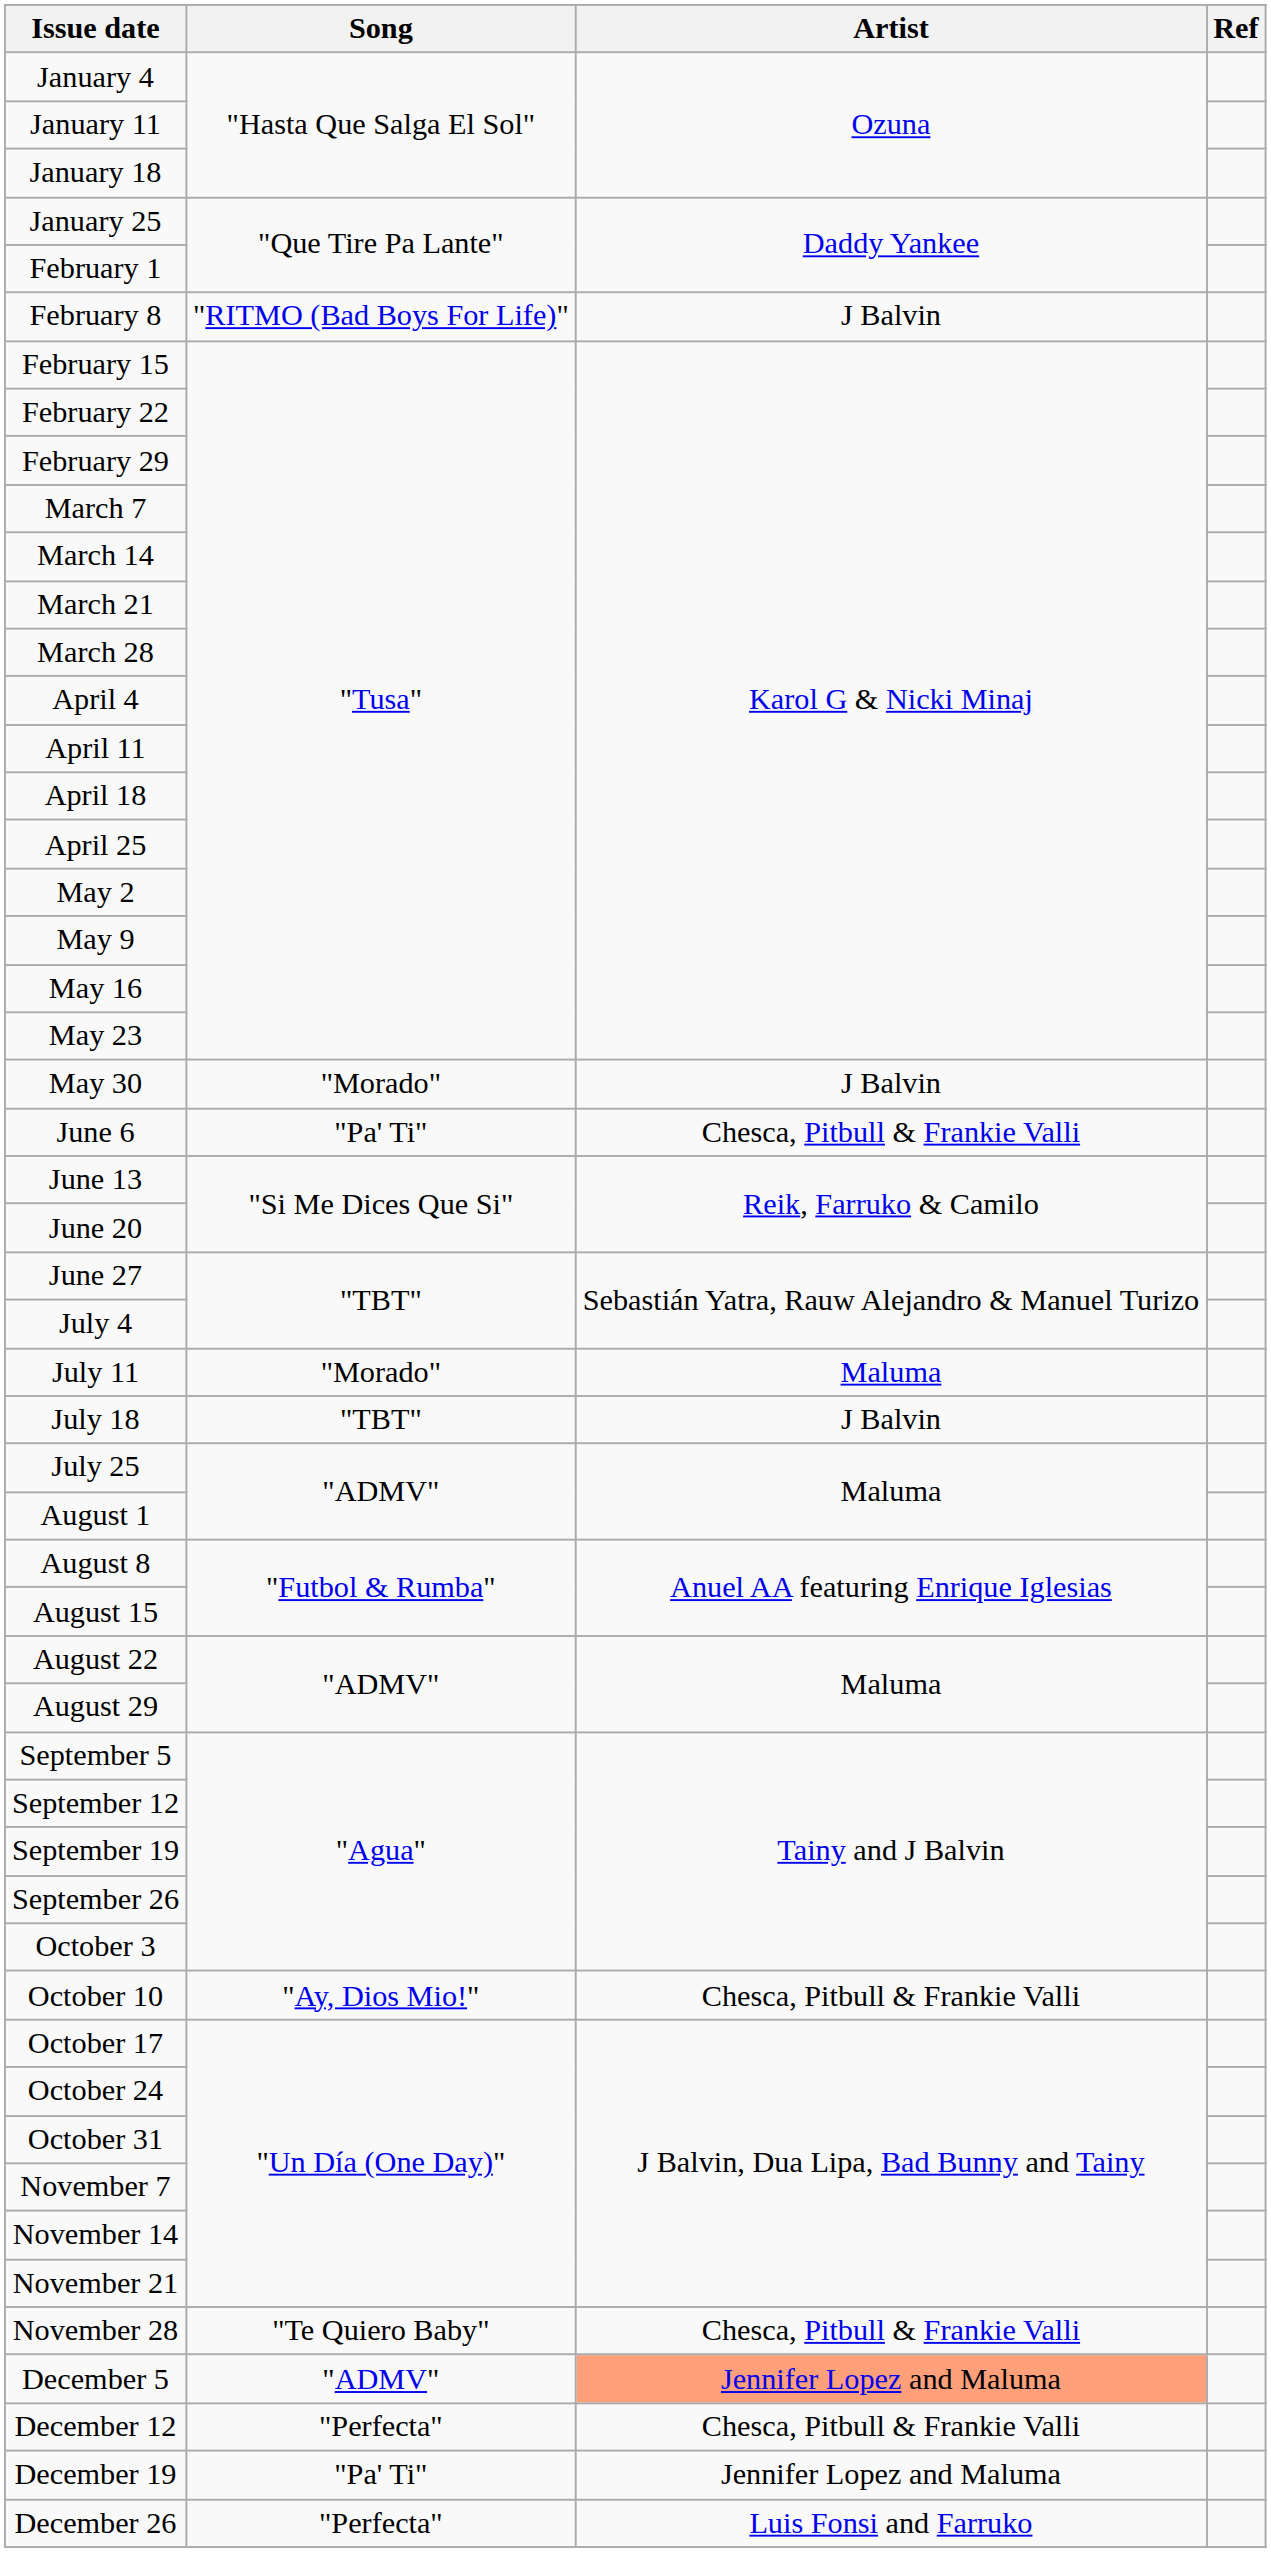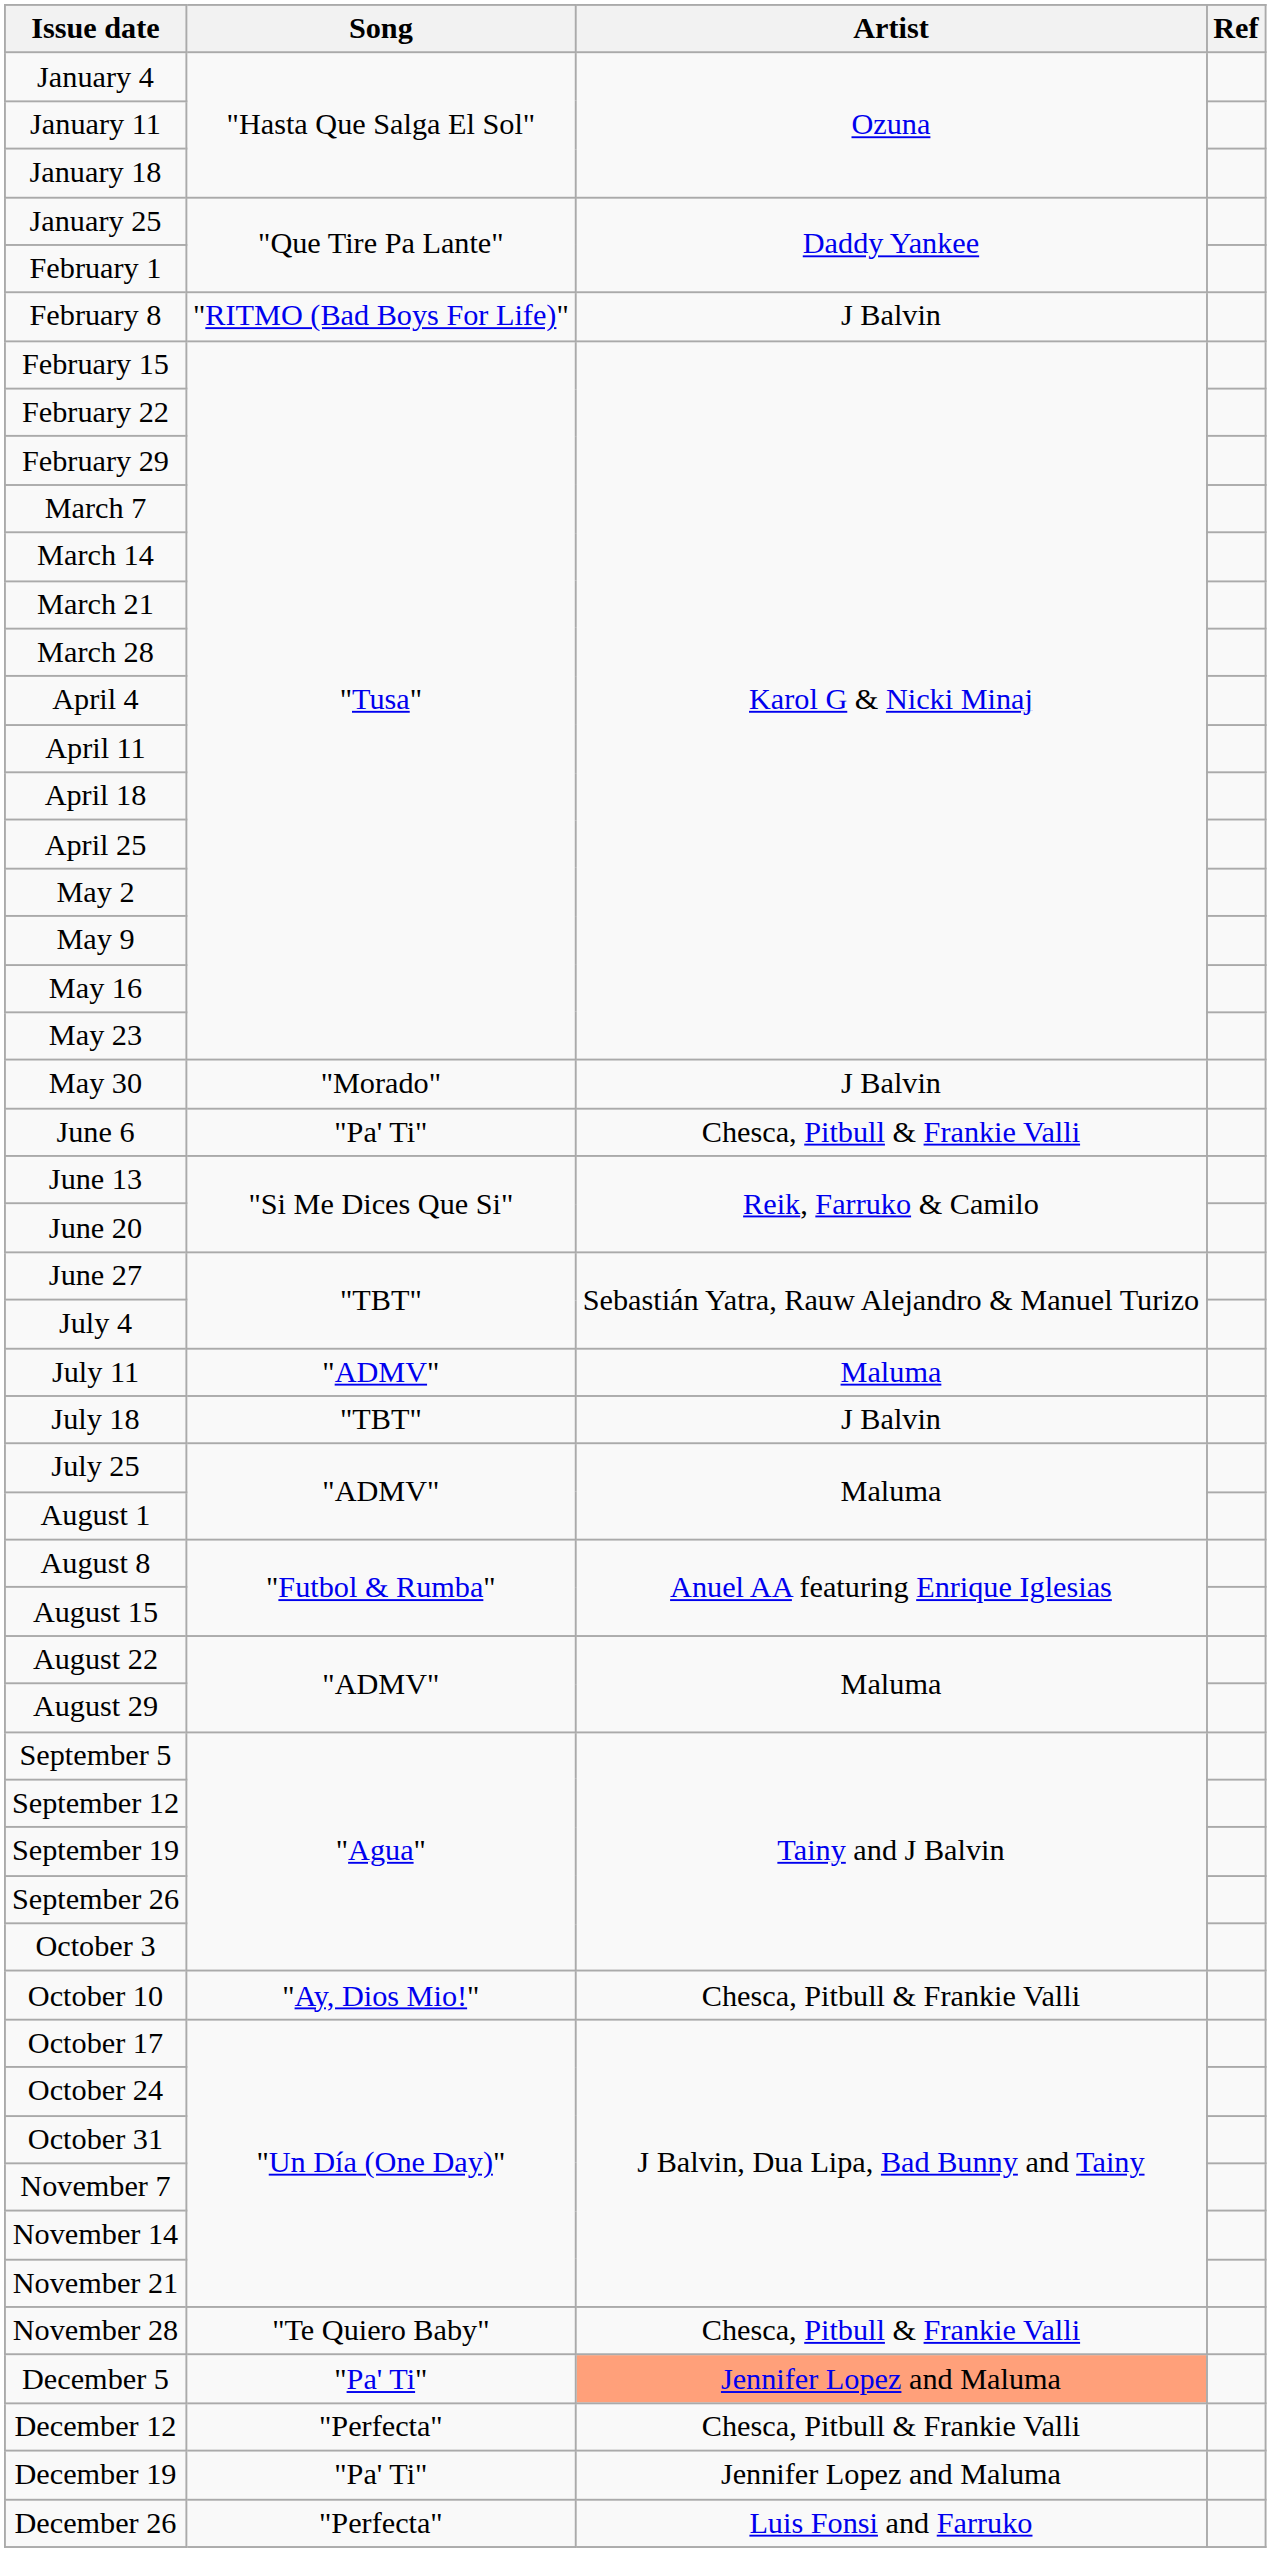(381, 1371) "Morado" -> (381, 1371) "ADMV"
(381, 2378) "ADMV" -> (381, 2378) "Pa' Ti"
